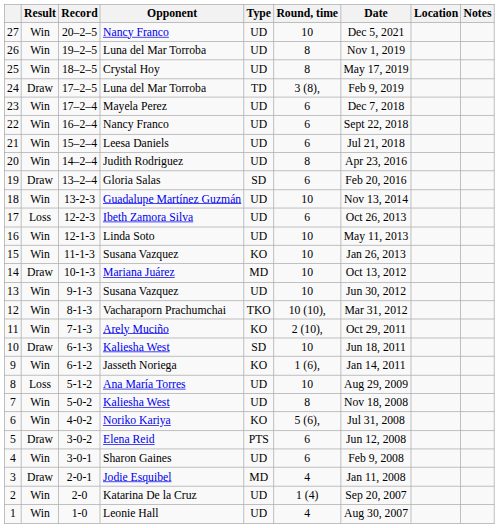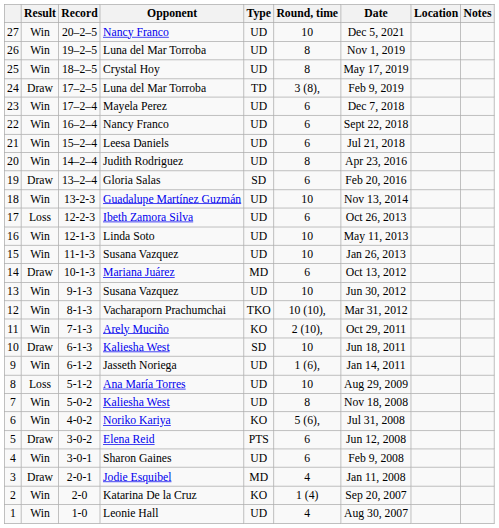(259, 254) KO -> (259, 254) UD
(307, 273) 10 -> (307, 273) 6
(259, 365) KO -> (259, 365) UD
(259, 495) UD -> (259, 495) KO
